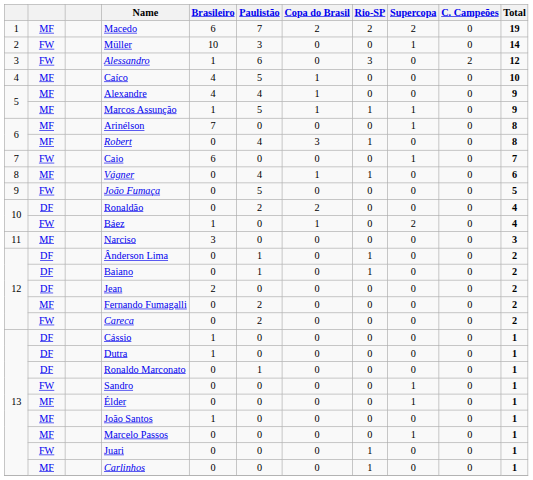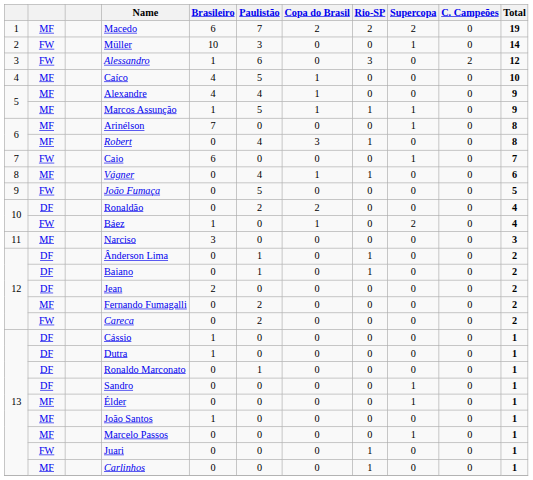(47, 386) FW -> (47, 386) DF
